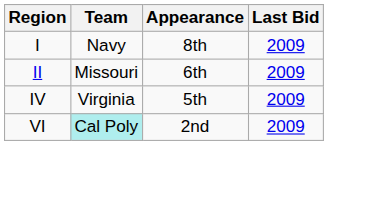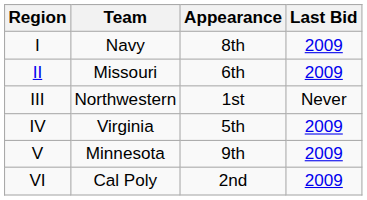+ row: (37, 99)
+ row: (37, 153)
(106, 126) paleturquoise background -> (125, 180) no background
